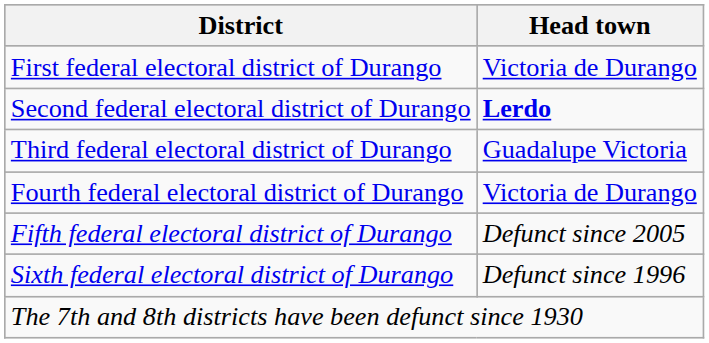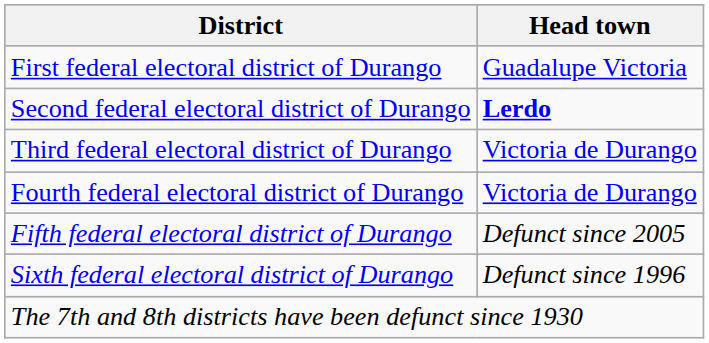(590, 66) Victoria de Durango -> (585, 66) Guadalupe Victoria
(585, 150) Guadalupe Victoria -> (590, 150) Victoria de Durango
